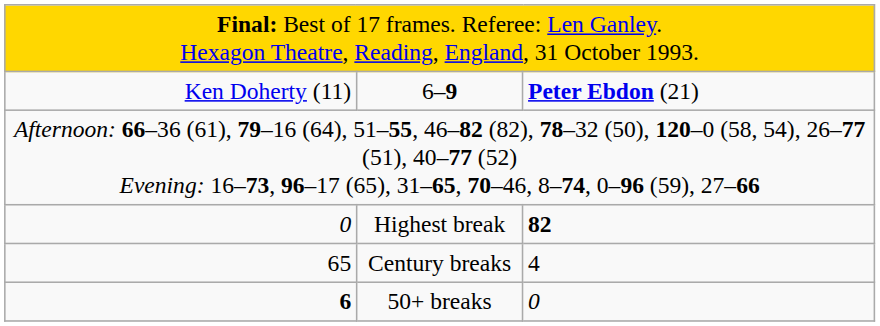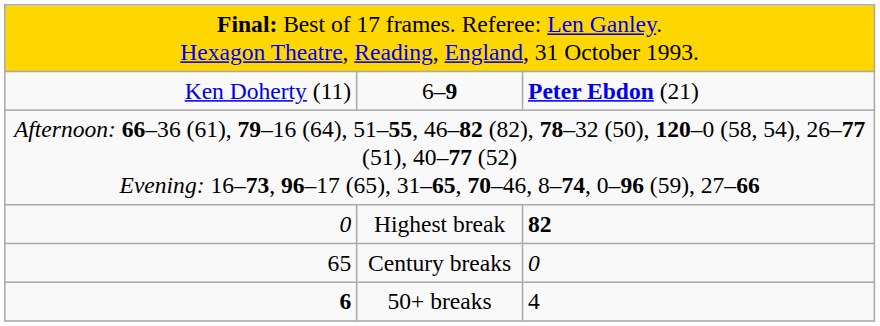(534, 263) 4 -> (534, 263) 0
(534, 302) 0 -> (534, 302) 4
